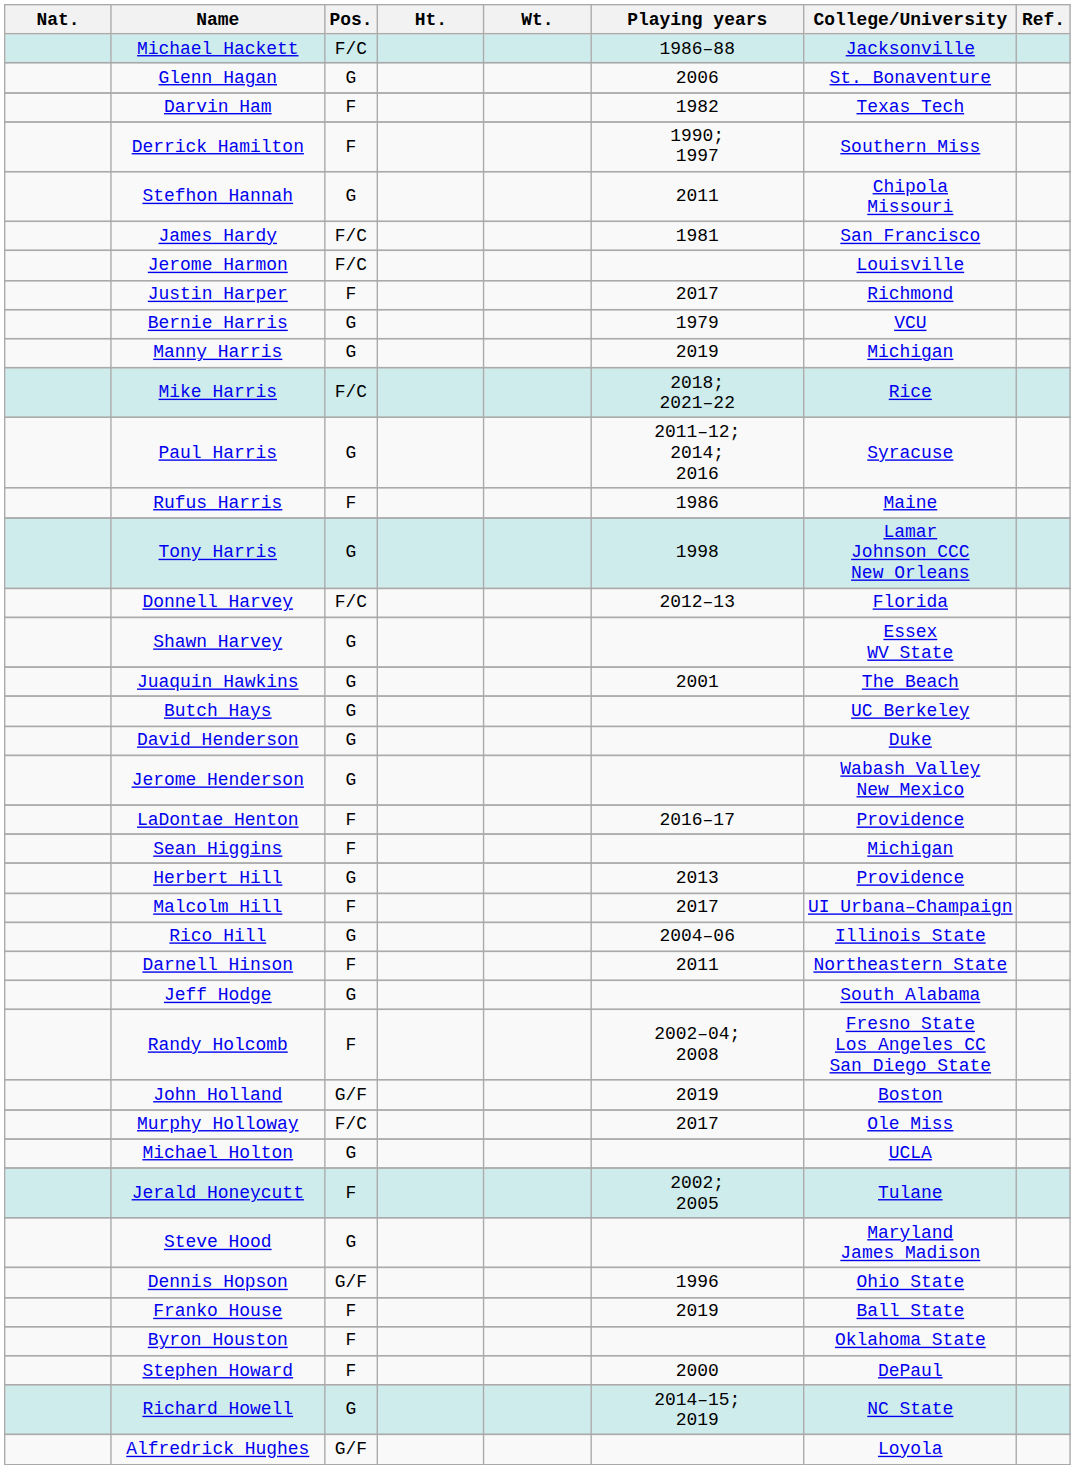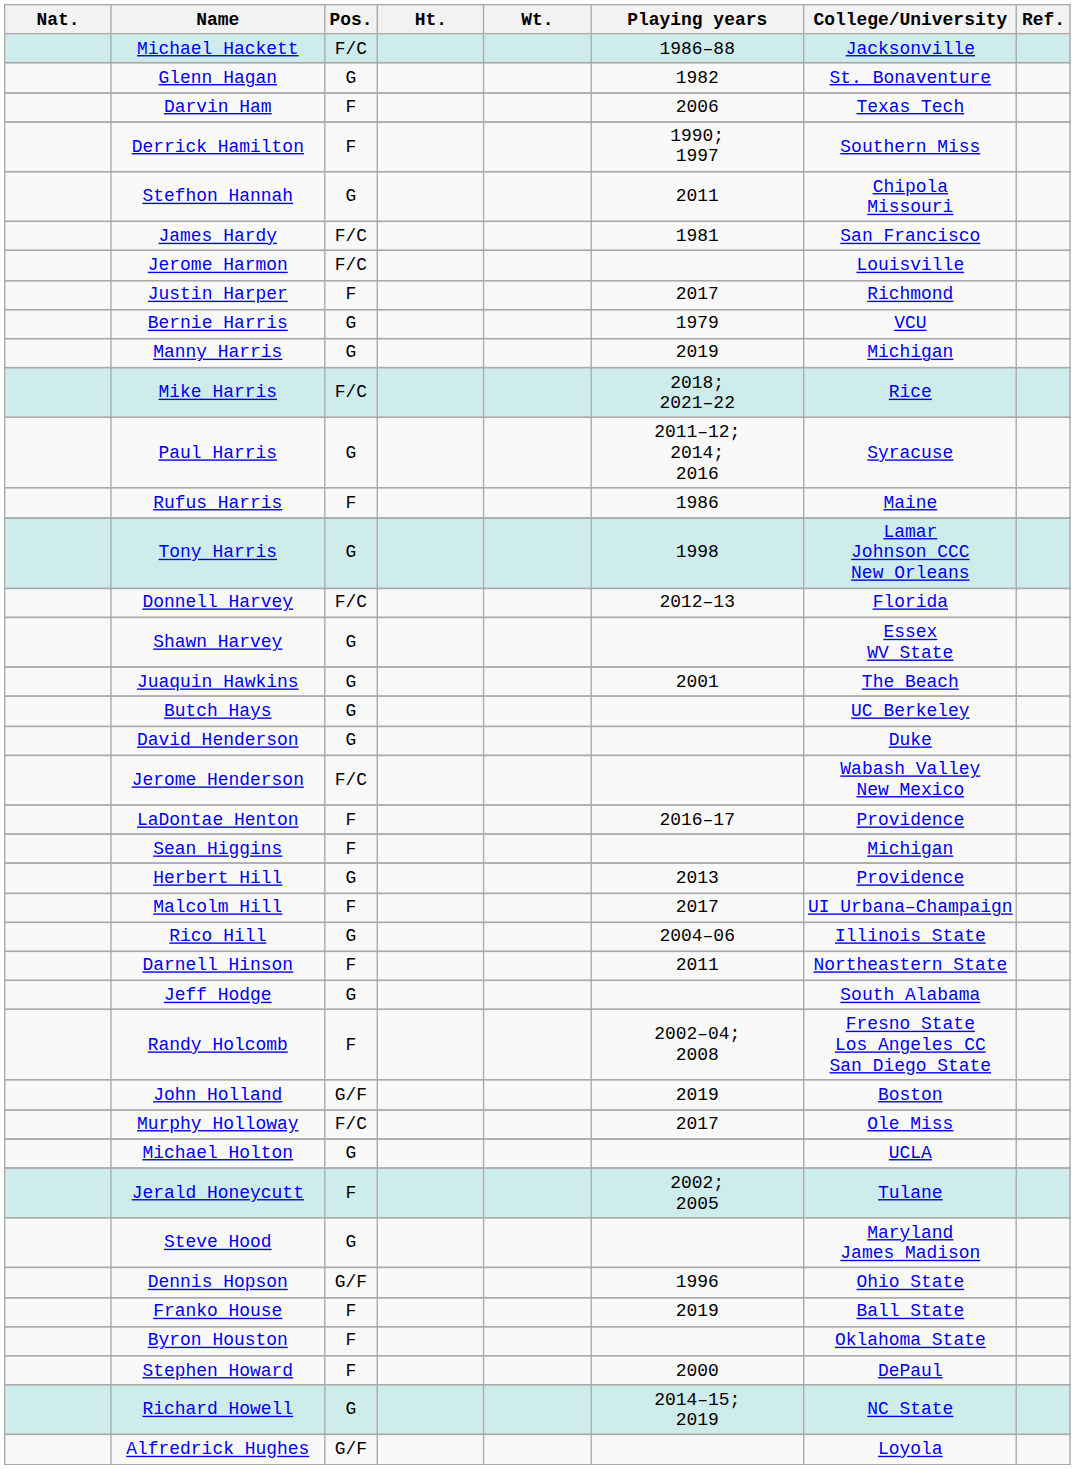(697, 78) 2006 -> (697, 78) 1982
(697, 107) 1982 -> (697, 107) 2006
(351, 780) G -> (351, 780) F/C
